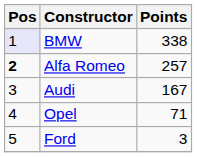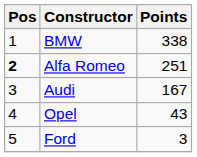(13, 41) lavender background -> (13, 41) no background
(174, 65) 257 -> (174, 65) 251
(179, 114) 71 -> (179, 114) 43
